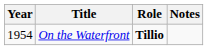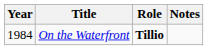(20, 34) 1954 -> (20, 34) 1984
